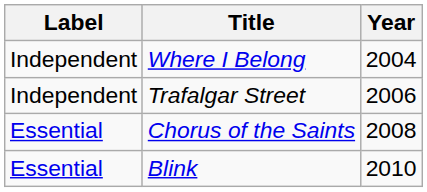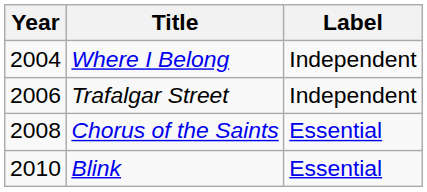columns swapped: (391, 22) <-> (74, 22)
